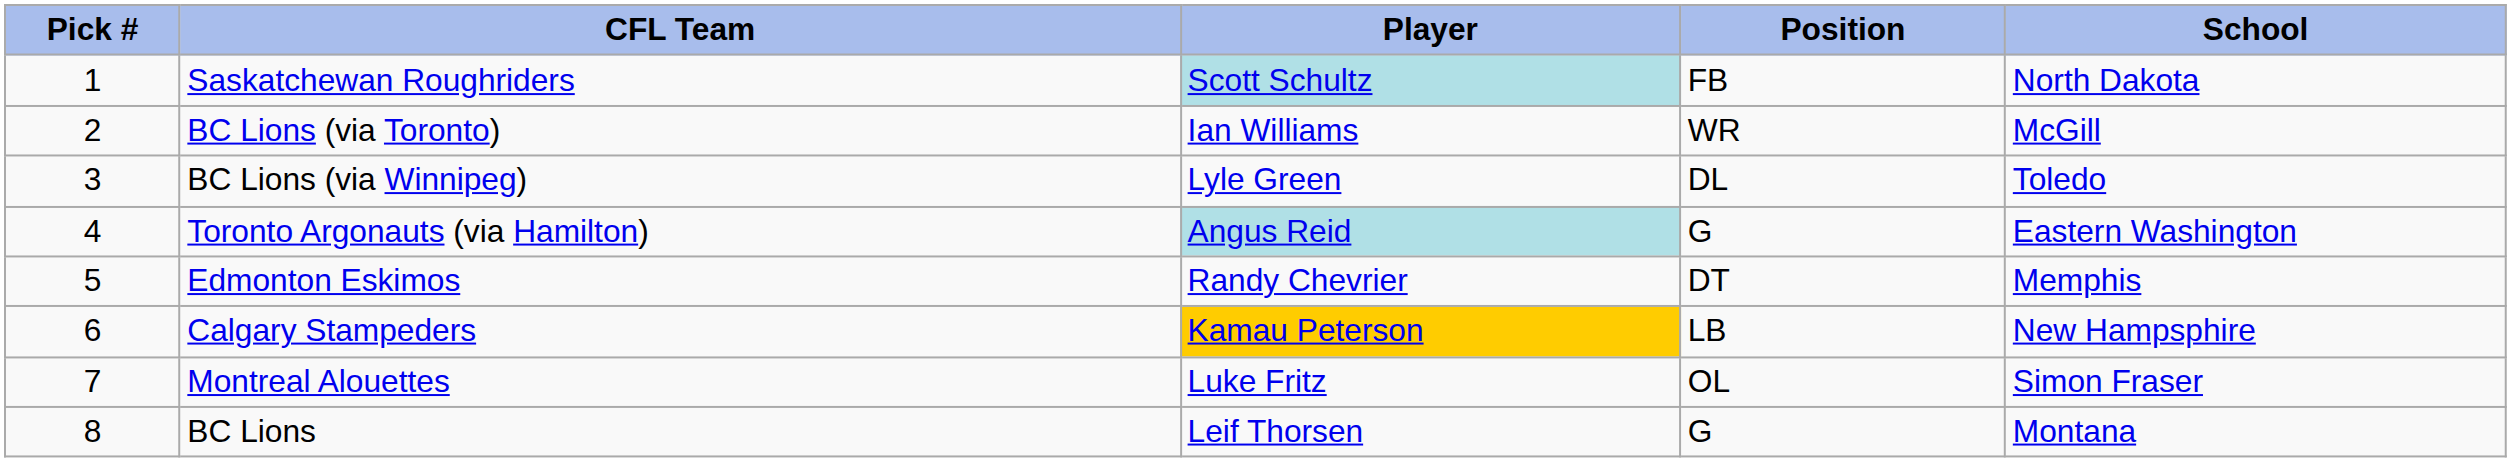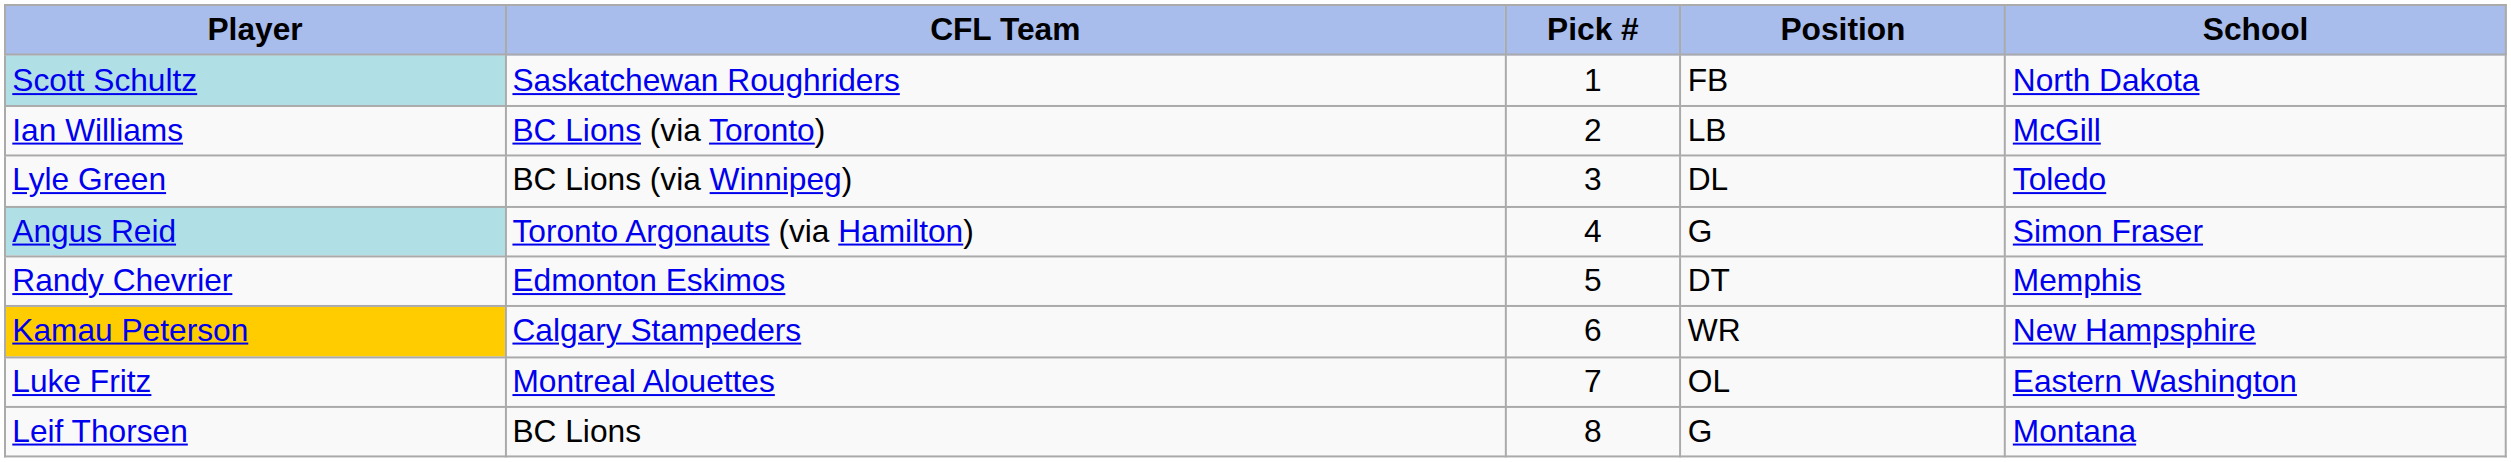columns swapped: (92, 29) <-> (1430, 29)
(1714, 130) WR -> (1707, 130) LB
(2155, 230) Eastern Washington -> (2108, 230) Simon Fraser
(1707, 331) LB -> (1714, 331) WR
(2108, 381) Simon Fraser -> (2155, 381) Eastern Washington
